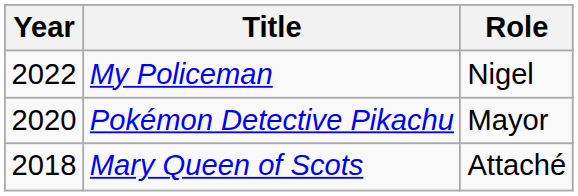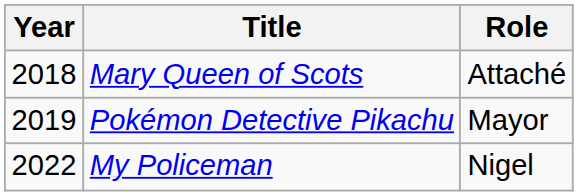rows swapped: (227, 166) <-> (181, 73)
(44, 119) 2020 -> (44, 119) 2019
